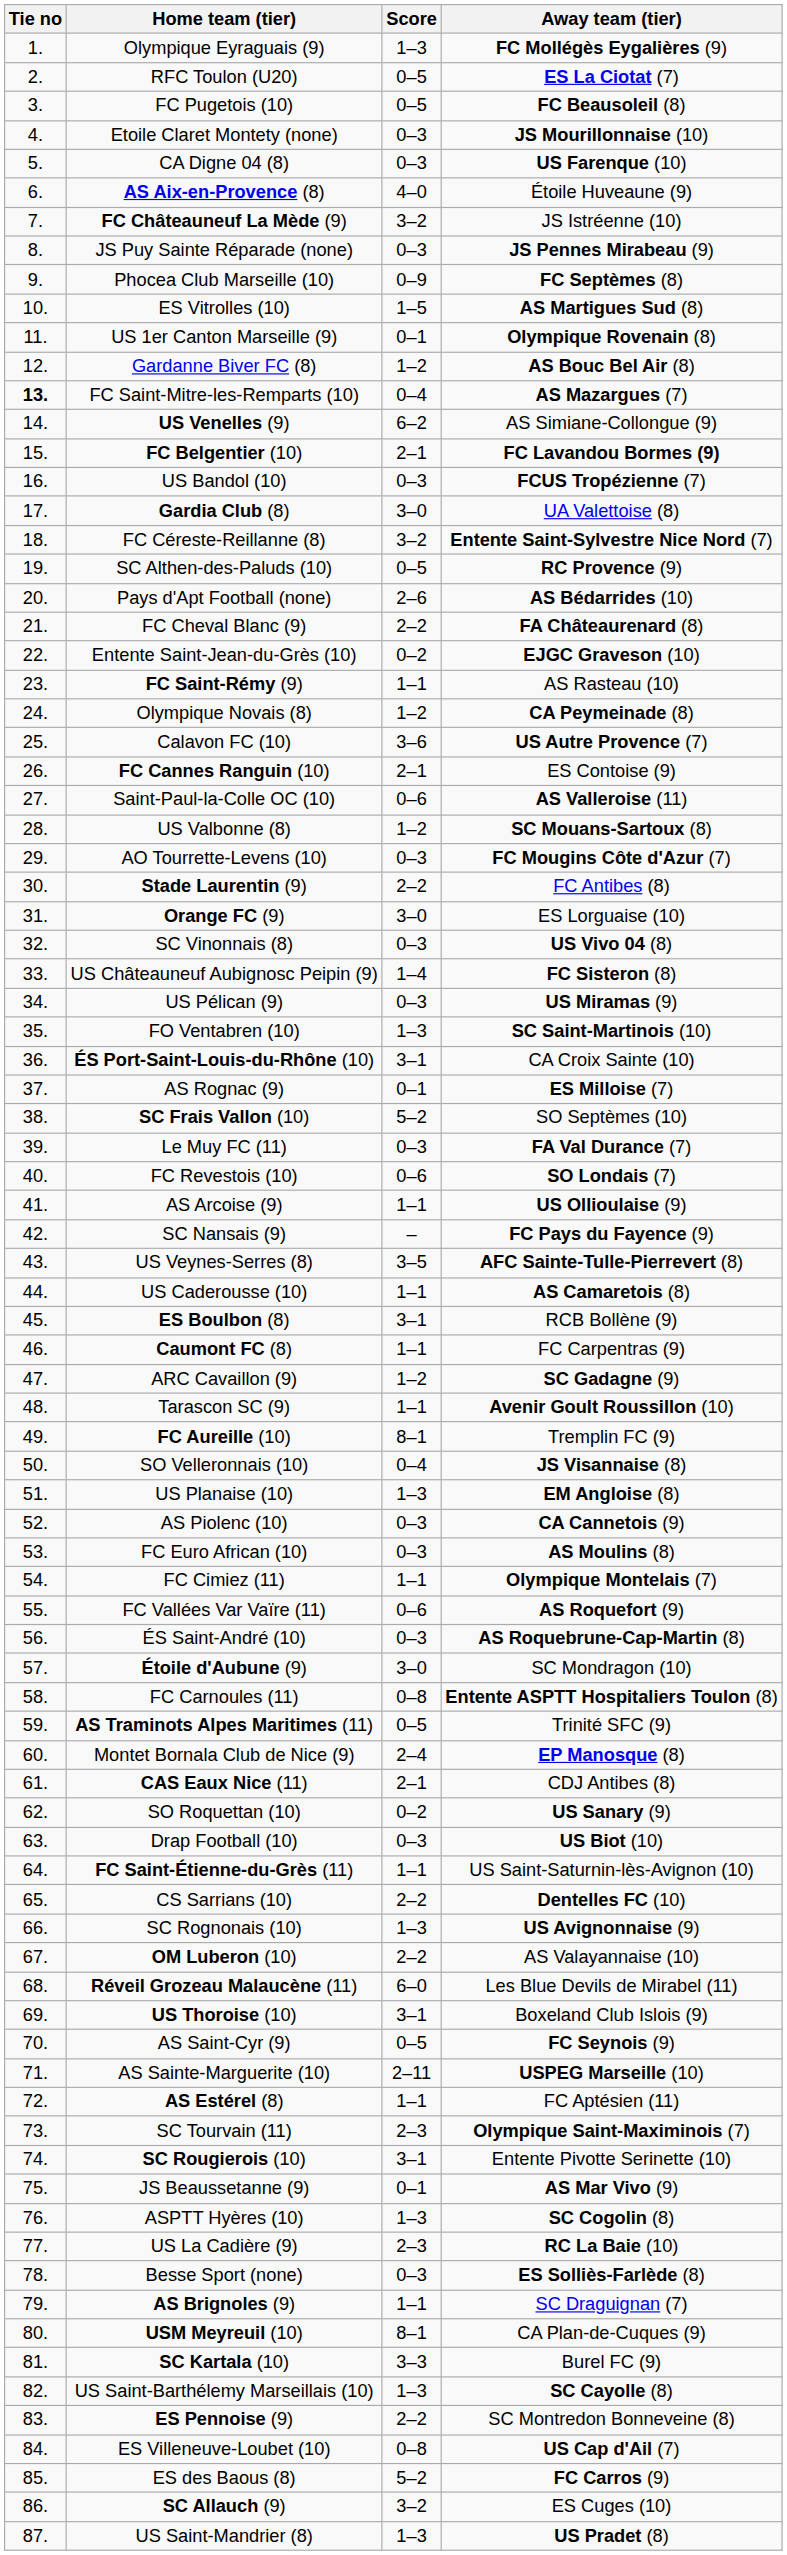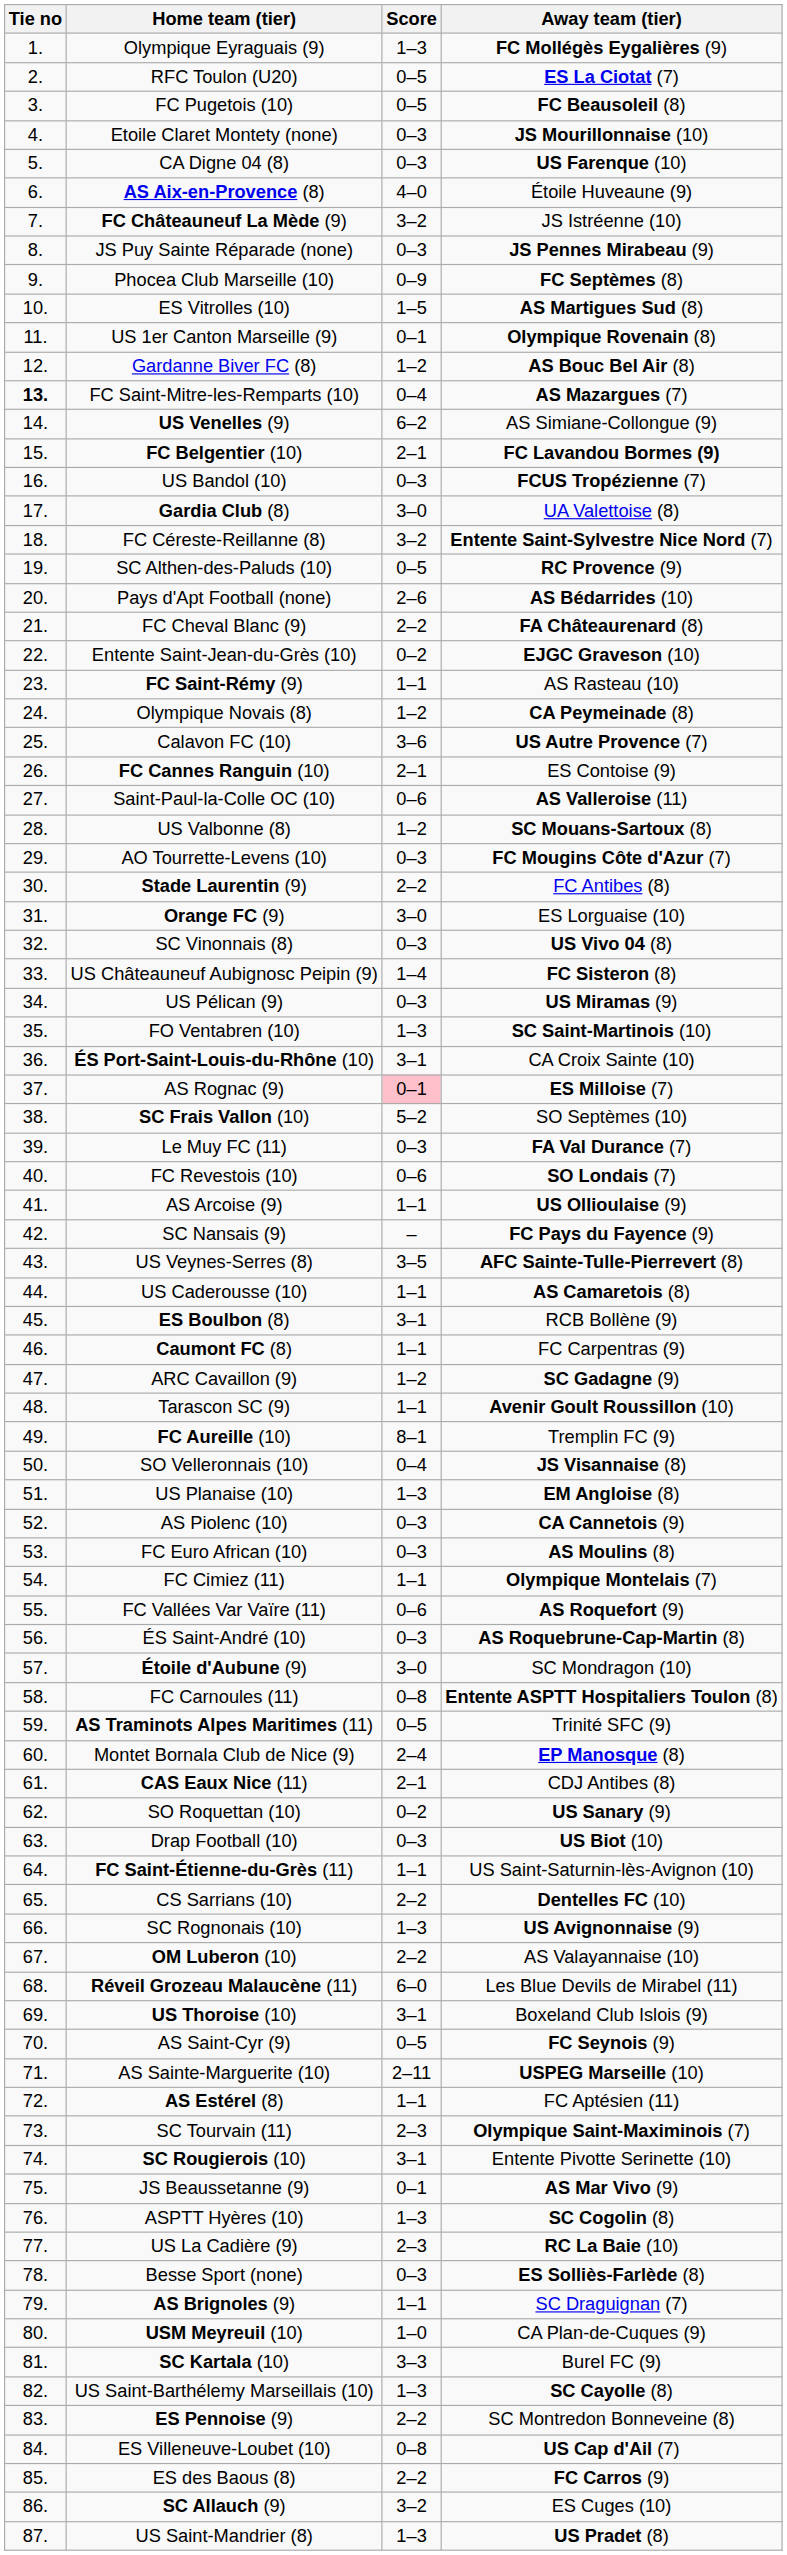(412, 1089) no background -> (412, 1089) pink background
(412, 2333) 8–1 -> (412, 2333) 1–0
(412, 2477) 5–2 -> (412, 2477) 2–2
